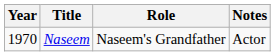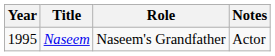(22, 39) 1970 -> (22, 39) 1995
